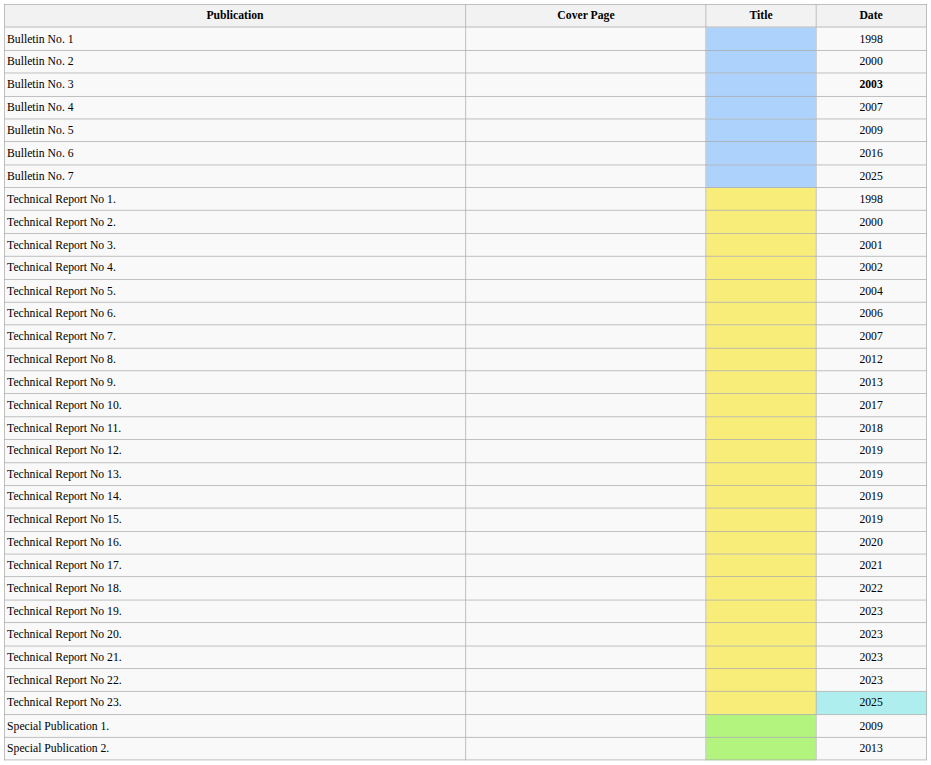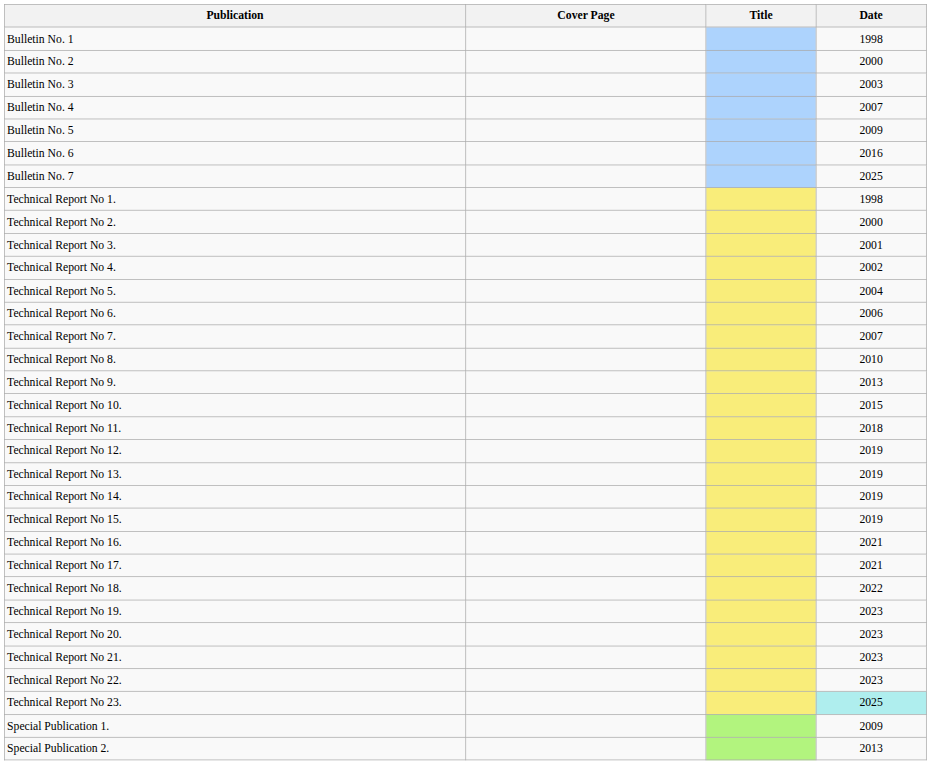(871, 84) bold -> (871, 84) normal
(871, 359) 2012 -> (871, 359) 2010
(871, 405) 2017 -> (871, 405) 2015
(871, 542) 2020 -> (871, 542) 2021
